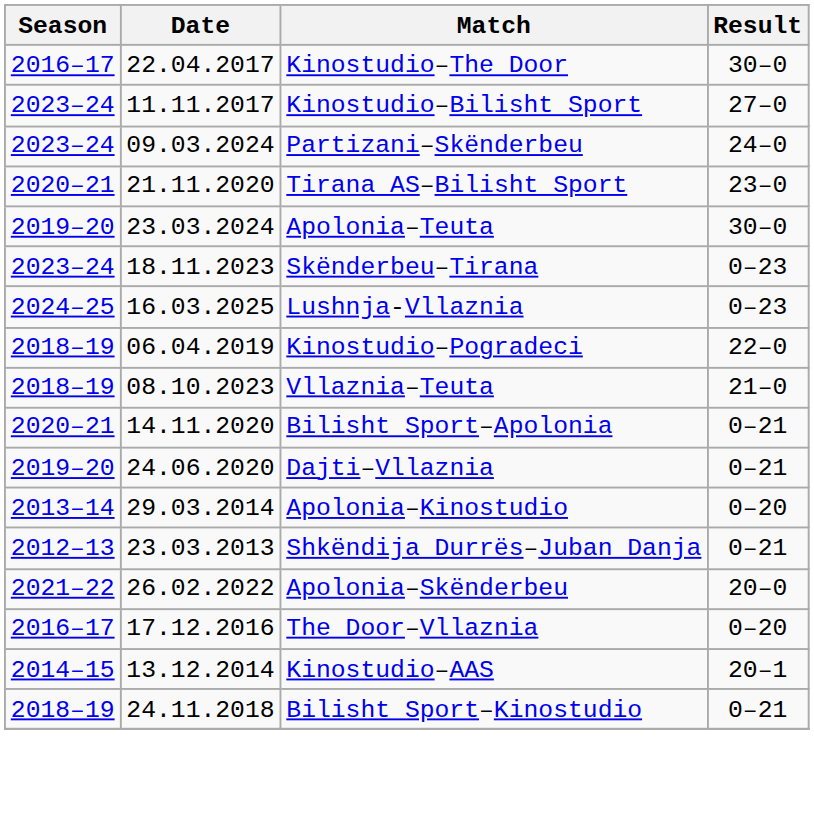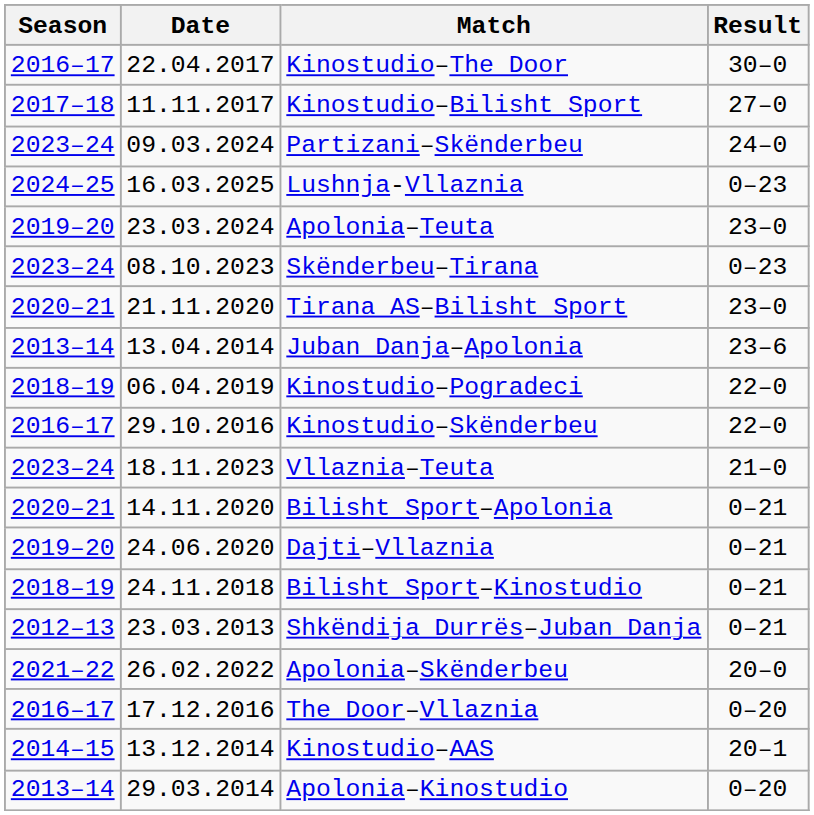(63, 106) 2023–24 -> (63, 106) 2017–18
rows swapped: (405, 307) <-> (457, 186)
(758, 226) 30–0 -> (758, 226) 23–0
(200, 267) 18.11.2023 -> (200, 267) 08.10.2023
+ row: (435, 347)
+ row: (442, 428)
(63, 387) 2018–19 -> (63, 468) 2023–24
(200, 387) 08.10.2023 -> (200, 468) 18.11.2023
rows swapped: (464, 709) <-> (427, 508)
